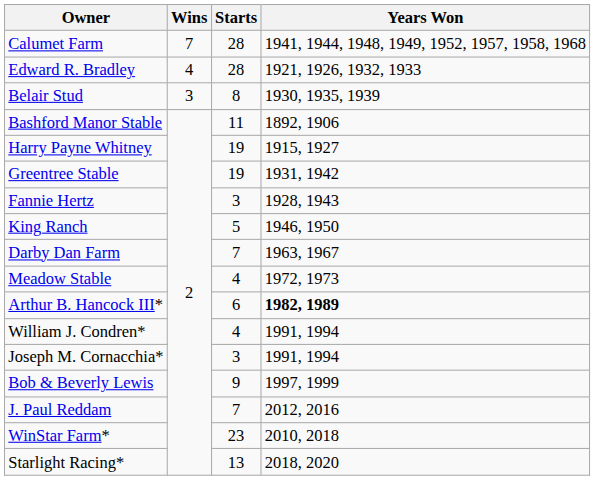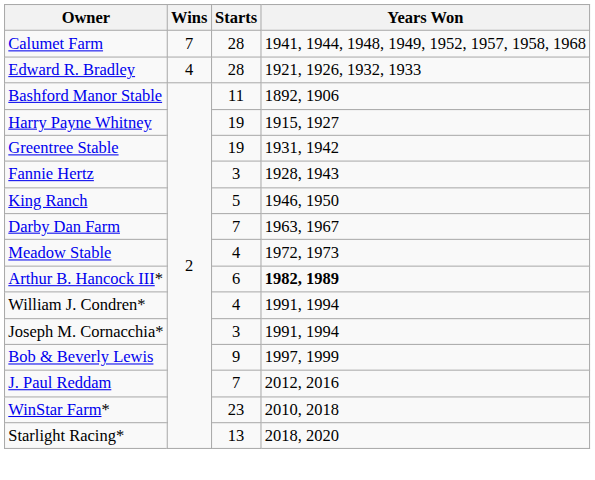- row: (46, 95)
